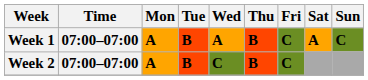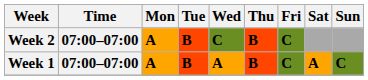rows swapped: (31, 39) <-> (31, 63)
